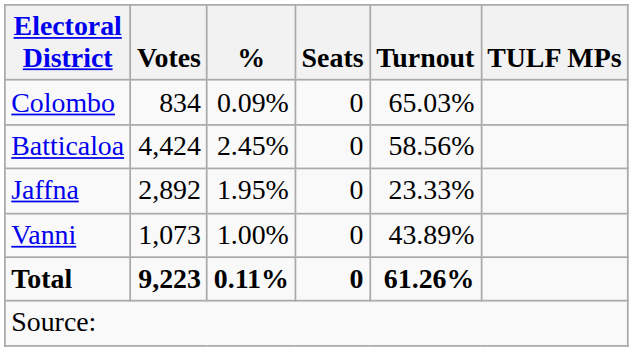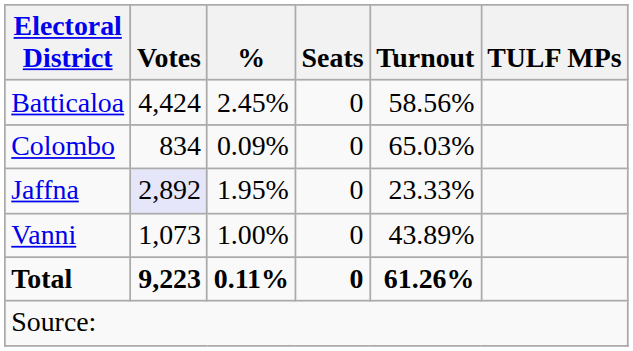rows swapped: (68, 146) <-> (63, 102)
(170, 190) no background -> (170, 190) lavender background
